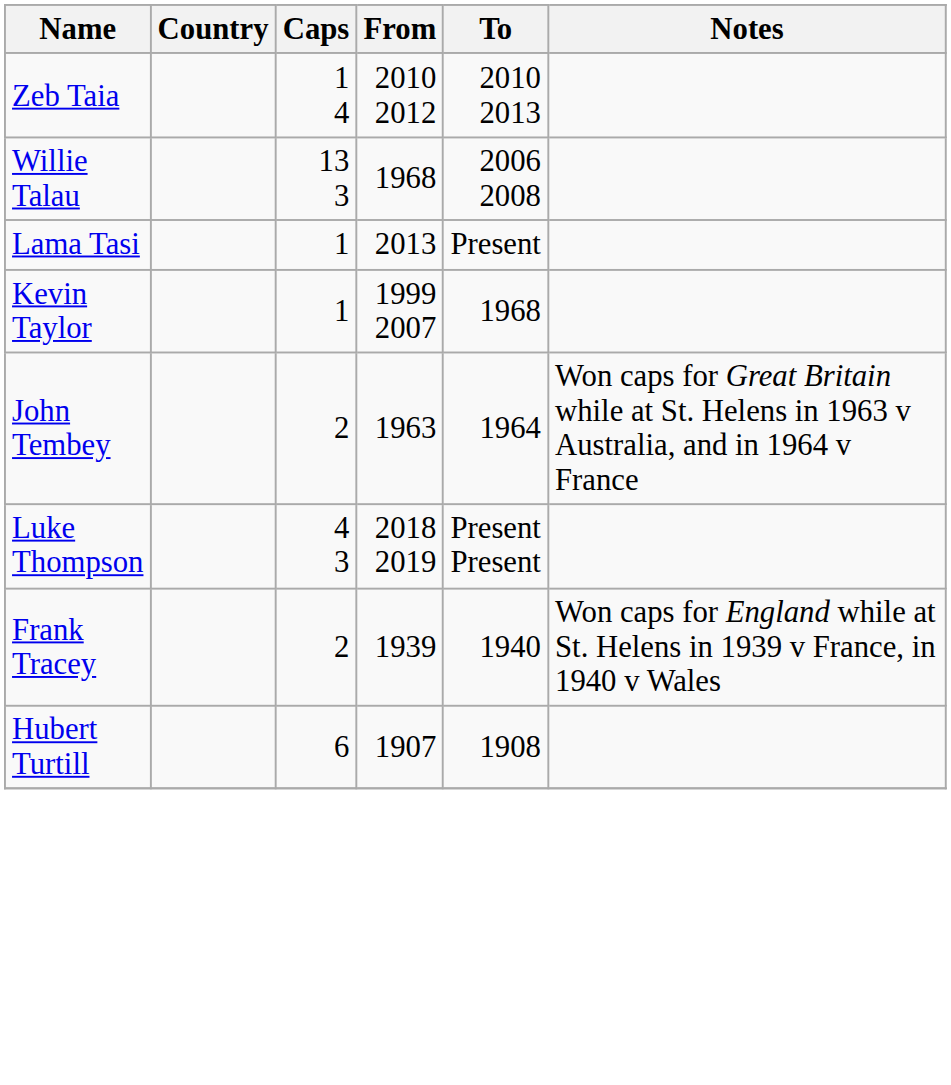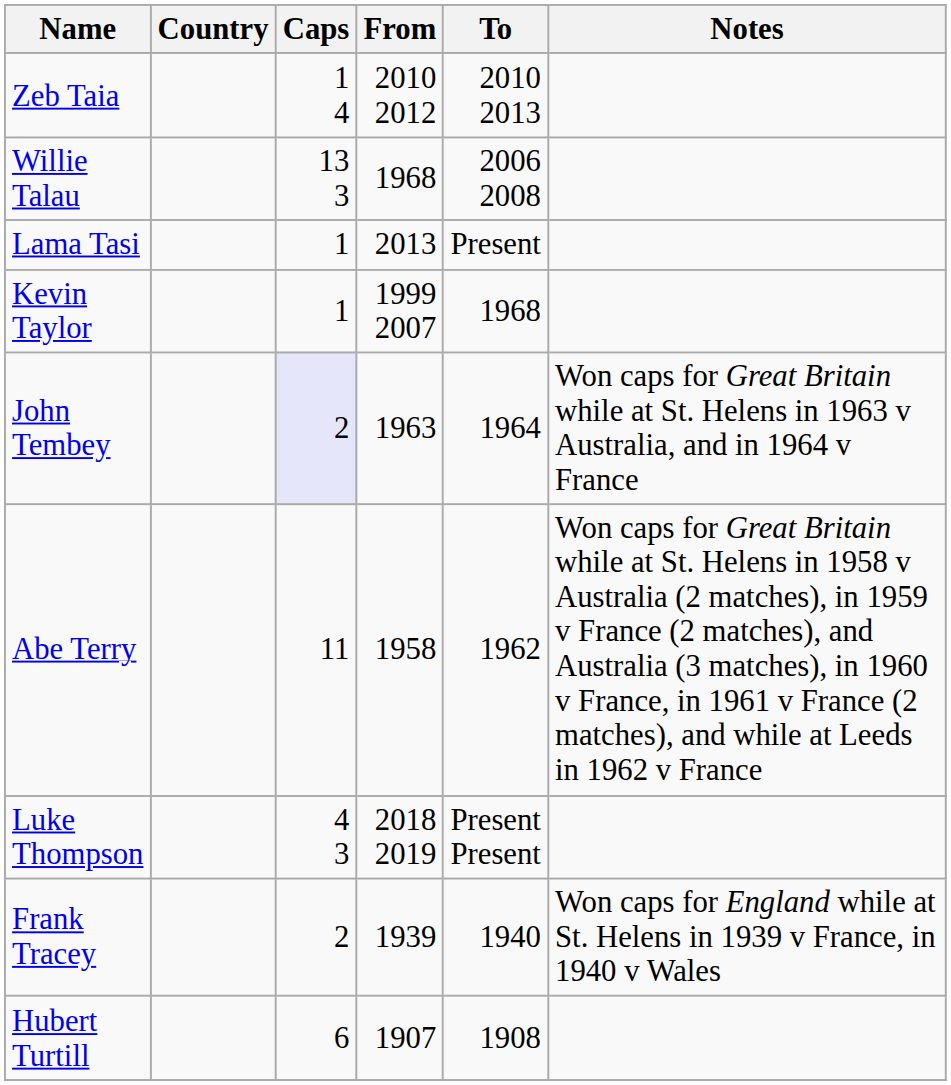(342, 427) no background -> (342, 427) lavender background
+ row: (74, 649)
